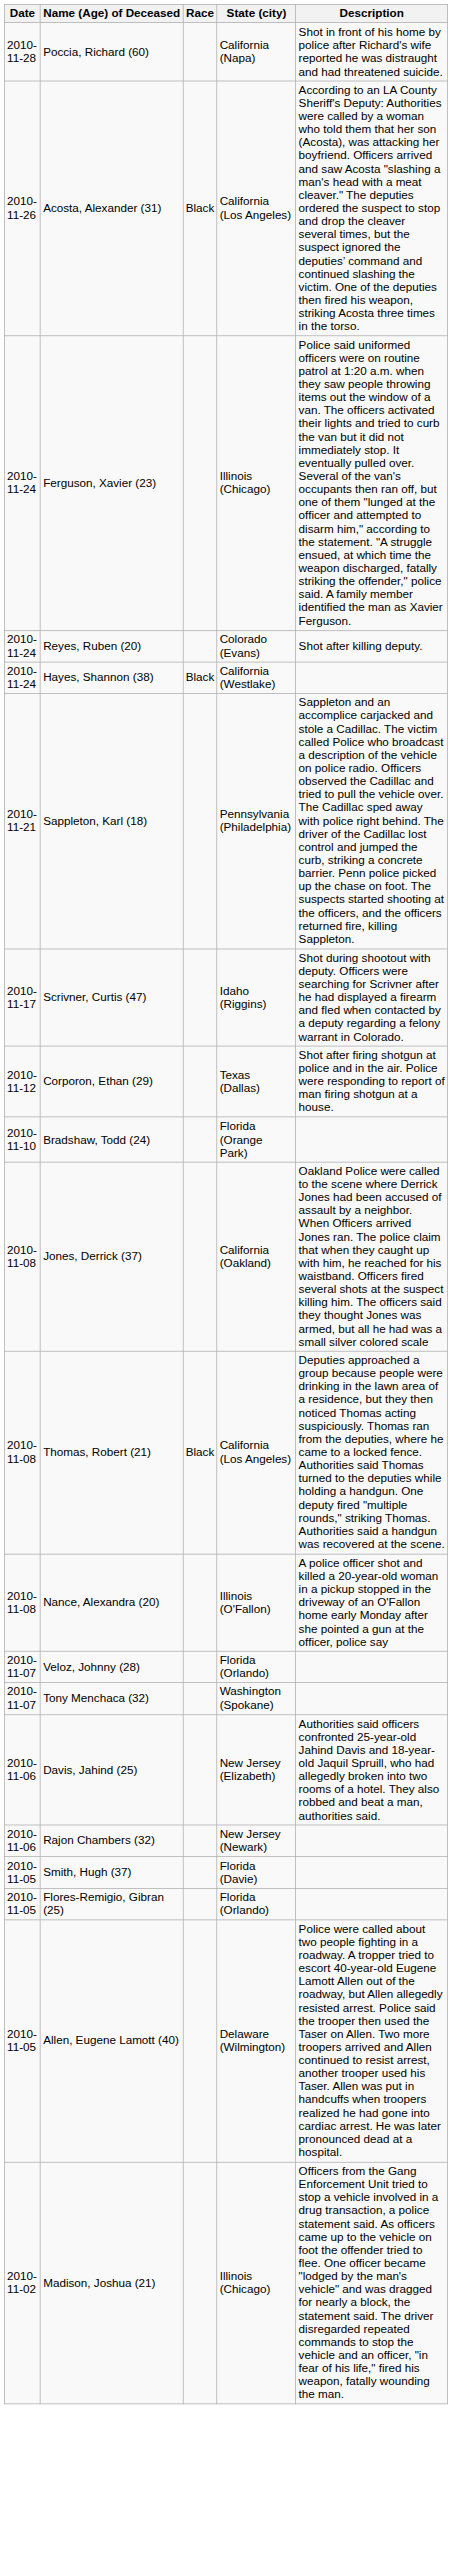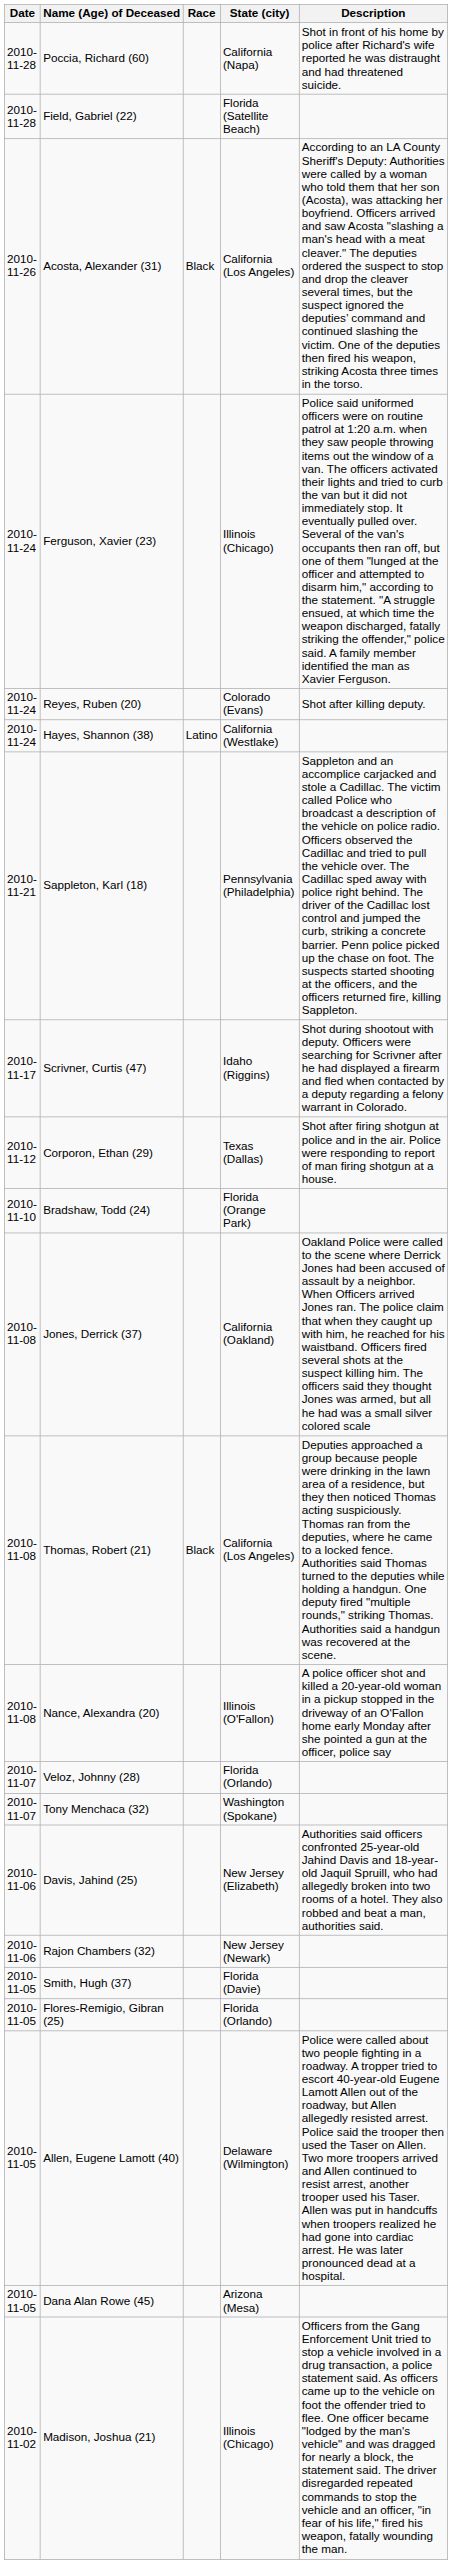+ row: (90, 116)
(200, 677) Black -> (202, 735) Latino
+ row: (99, 2301)
